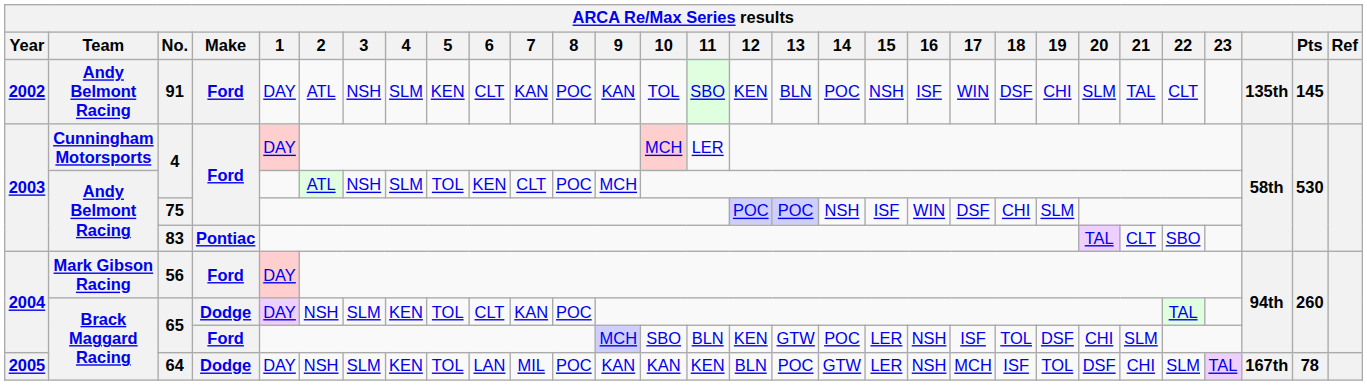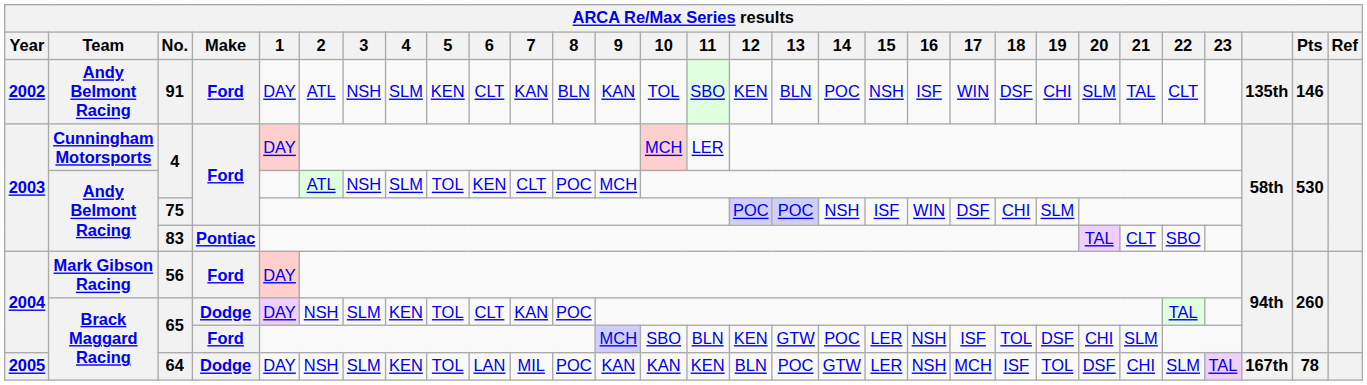(574, 92) POC -> (574, 92) BLN
(1310, 92) 145 -> (1310, 92) 146
